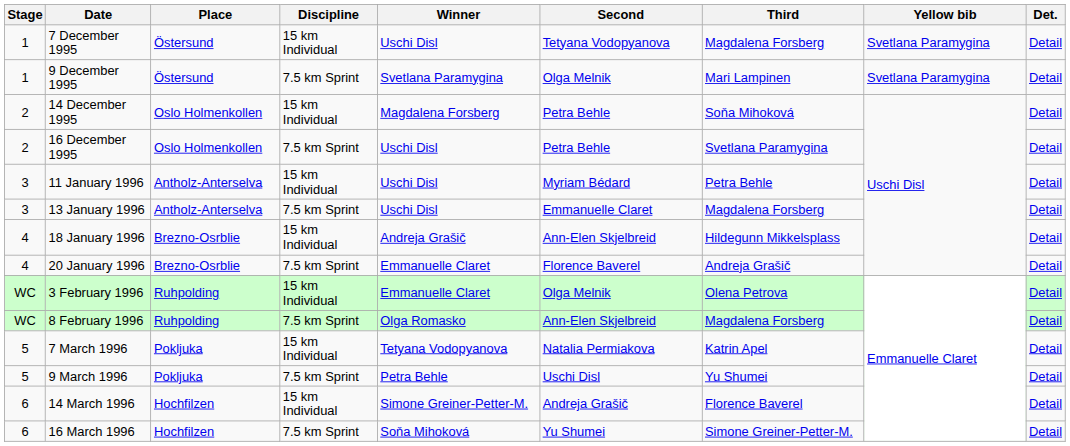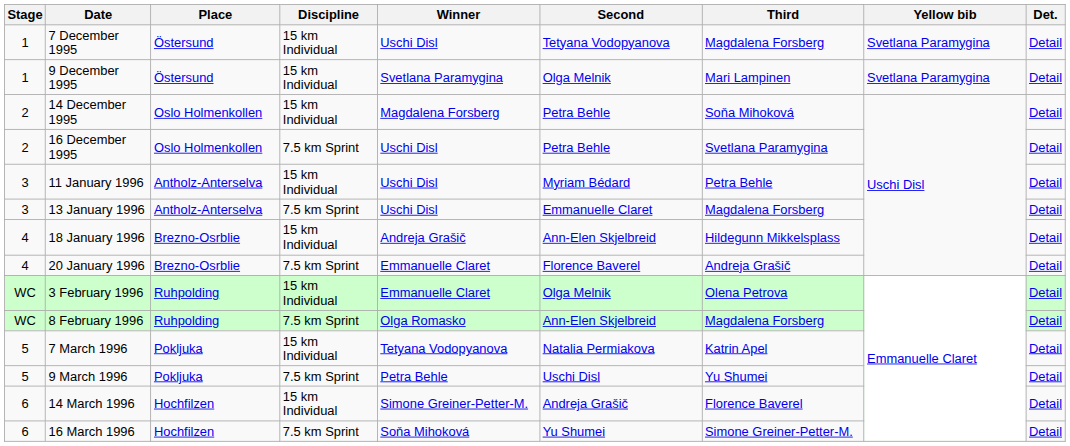(321, 77) 7.5 km Sprint -> (310, 77) 15 km Individual
